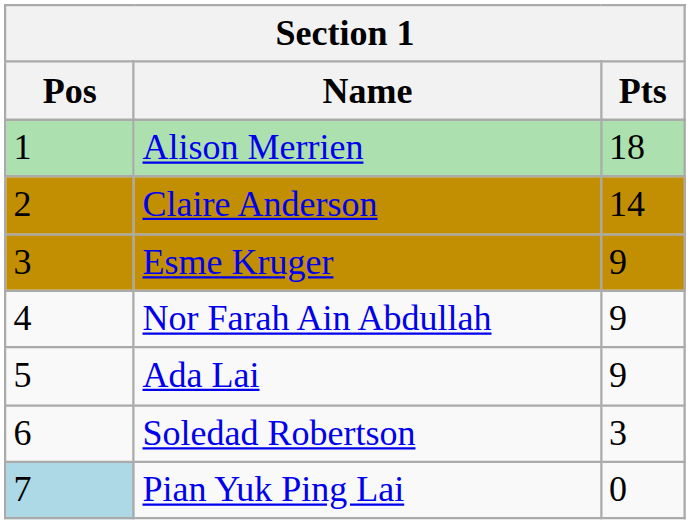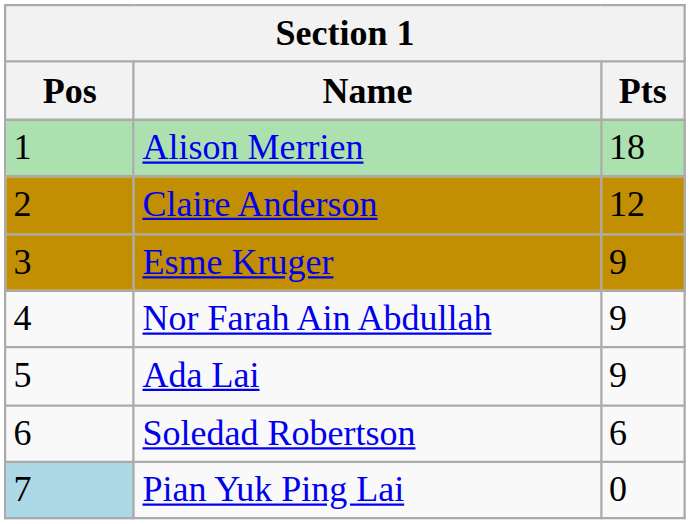(627, 204) 14 -> (627, 204) 12
(618, 432) 3 -> (618, 432) 6
